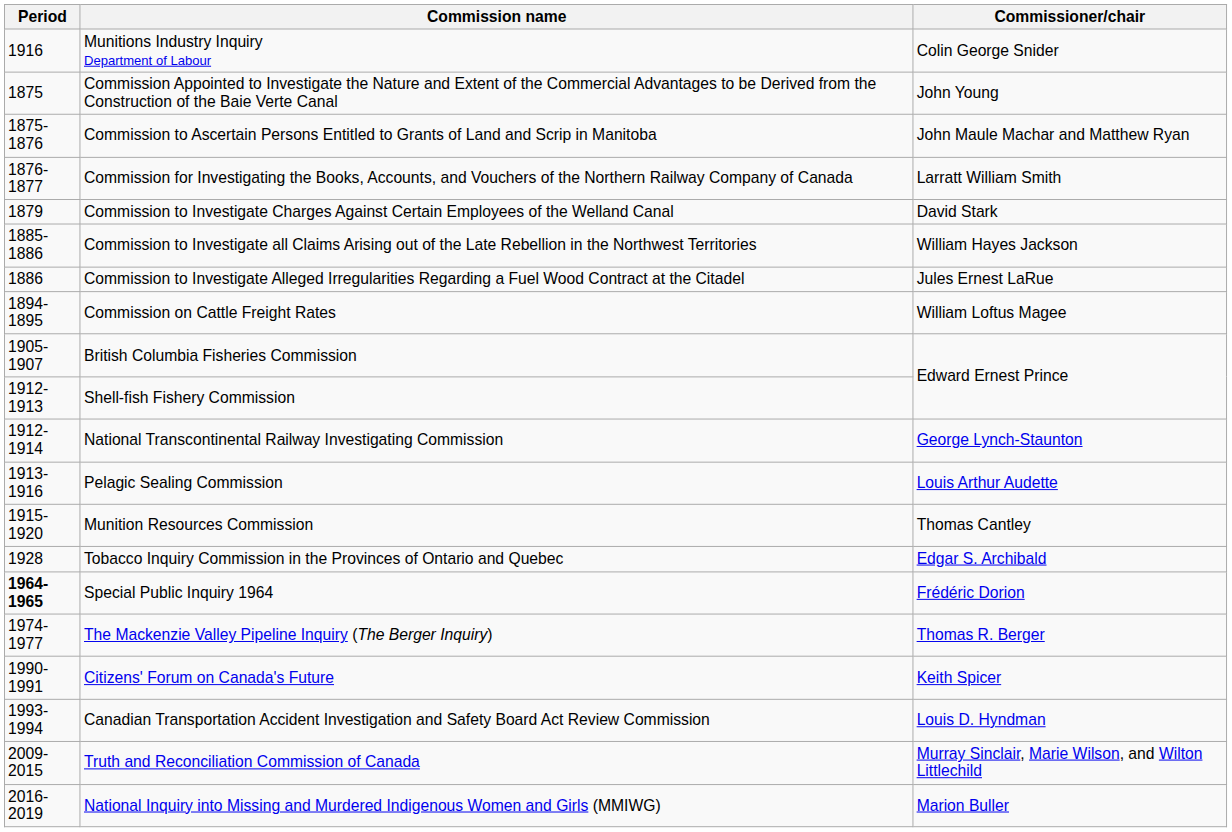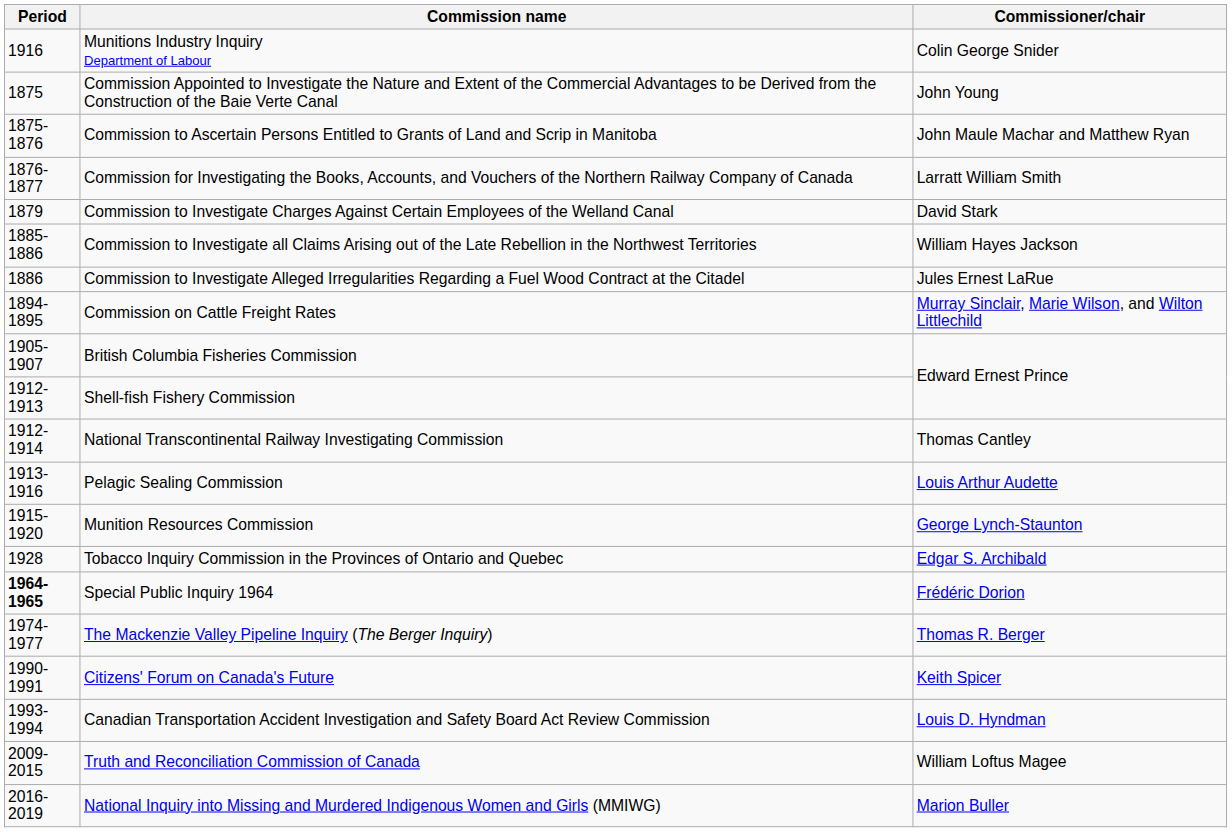(992, 312) William Loftus Magee -> (1060, 312) Murray Sinclair, Marie Wilson, and Wilton Littlechild
(1000, 440) George Lynch-Staunton -> (974, 440) Thomas Cantley
(974, 525) Thomas Cantley -> (1000, 525) George Lynch-Staunton
(1060, 762) Murray Sinclair, Marie Wilson, and Wilton Littlechild -> (992, 762) William Loftus Magee
